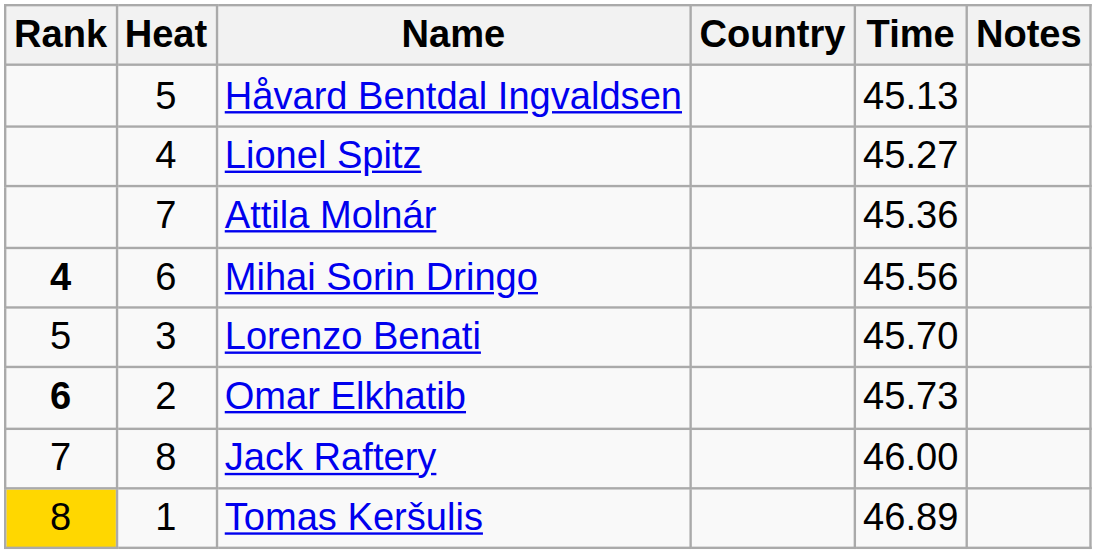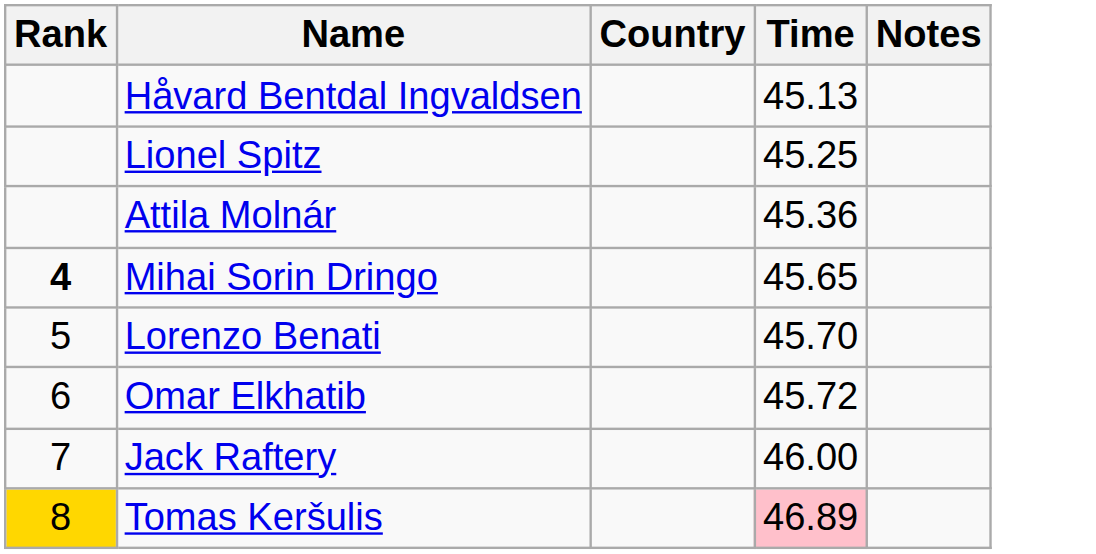- column: (166, 34)
(911, 155) 45.27 -> (811, 155) 45.25
(911, 276) 45.56 -> (811, 276) 45.65
(61, 397) bold -> (61, 397) normal
(911, 397) 45.73 -> (811, 397) 45.72
(911, 517) no background -> (811, 517) pink background
